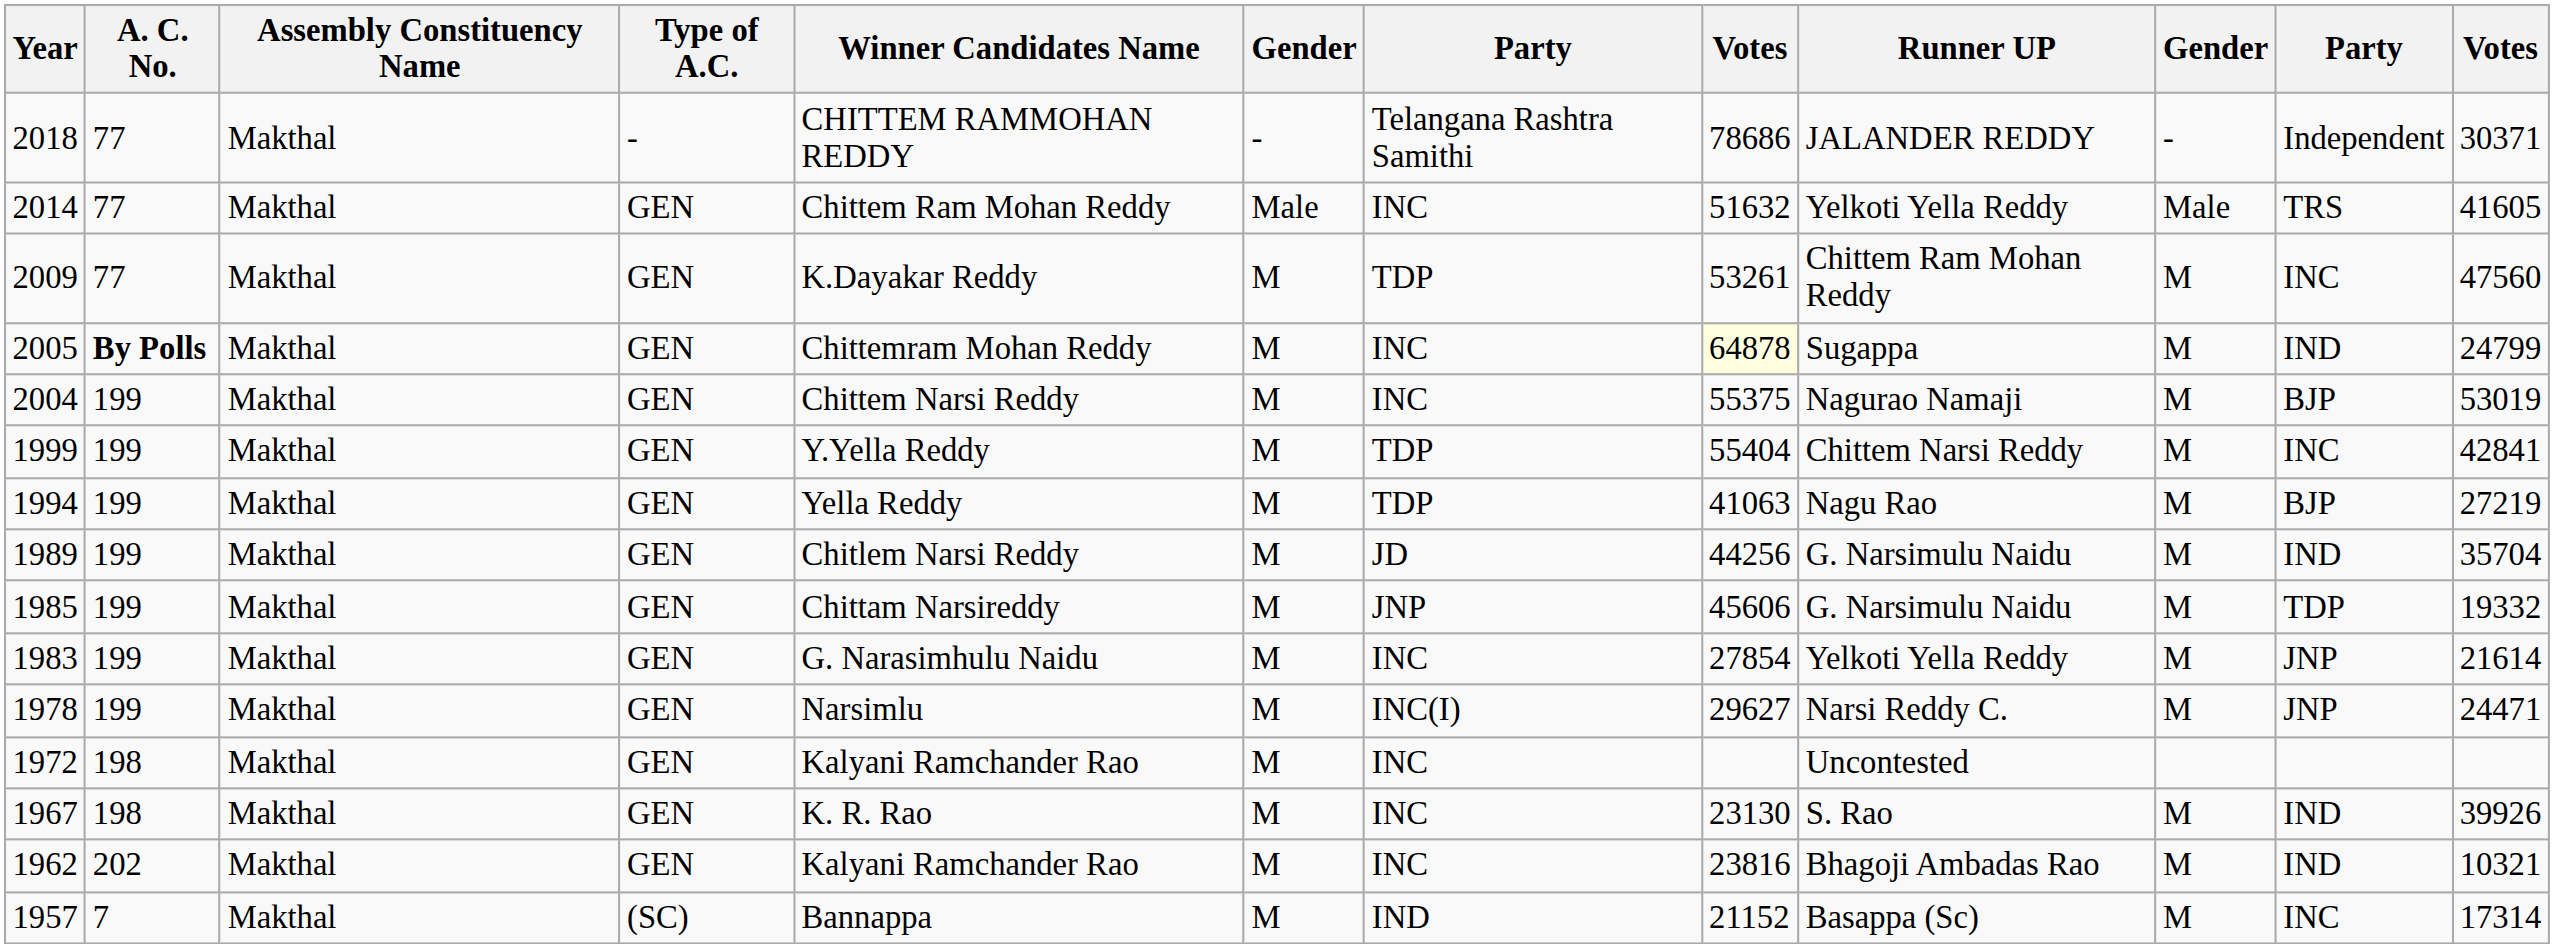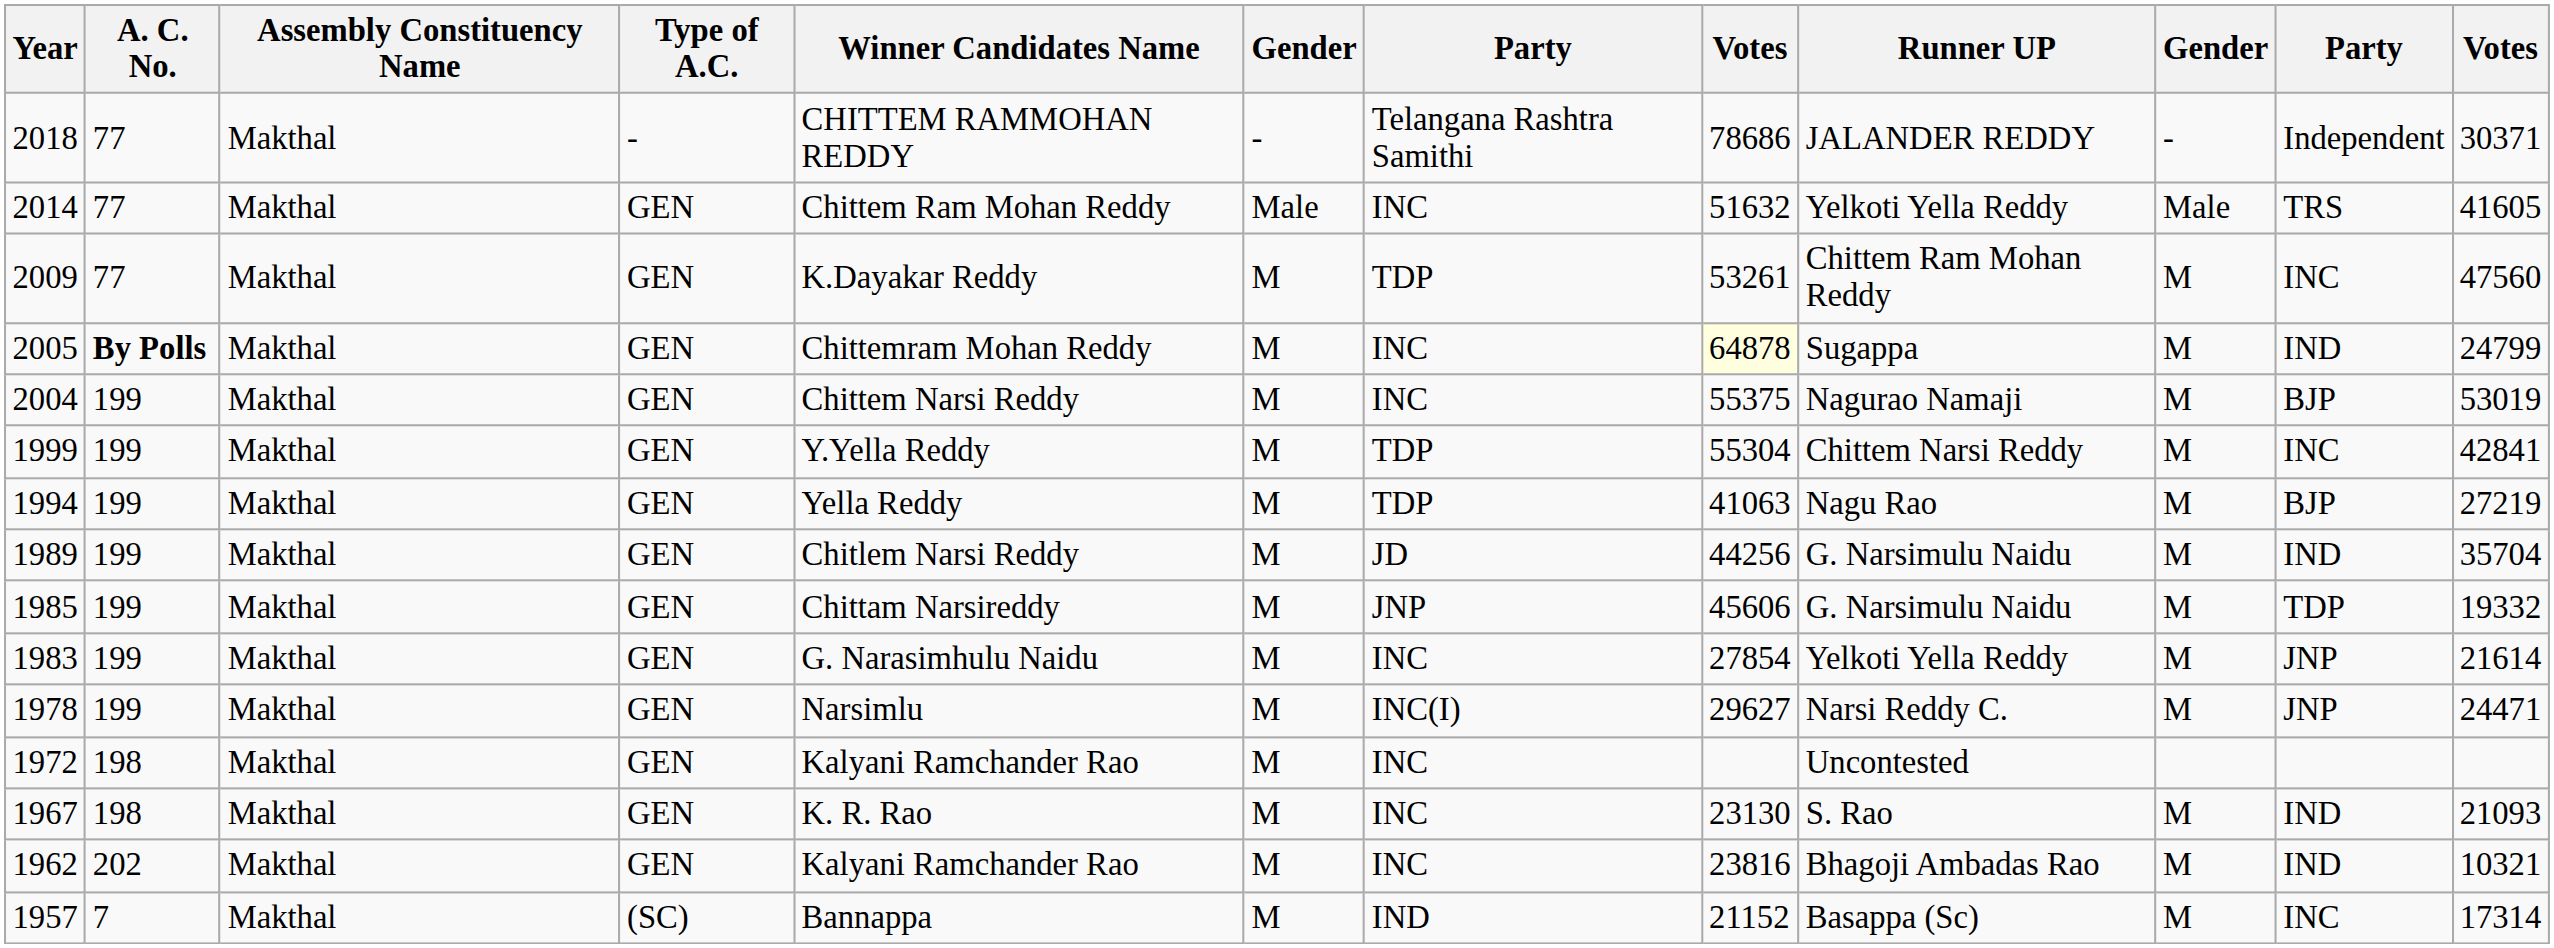(1750, 451) 55404 -> (1750, 451) 55304
(2500, 813) 39926 -> (2500, 813) 21093
